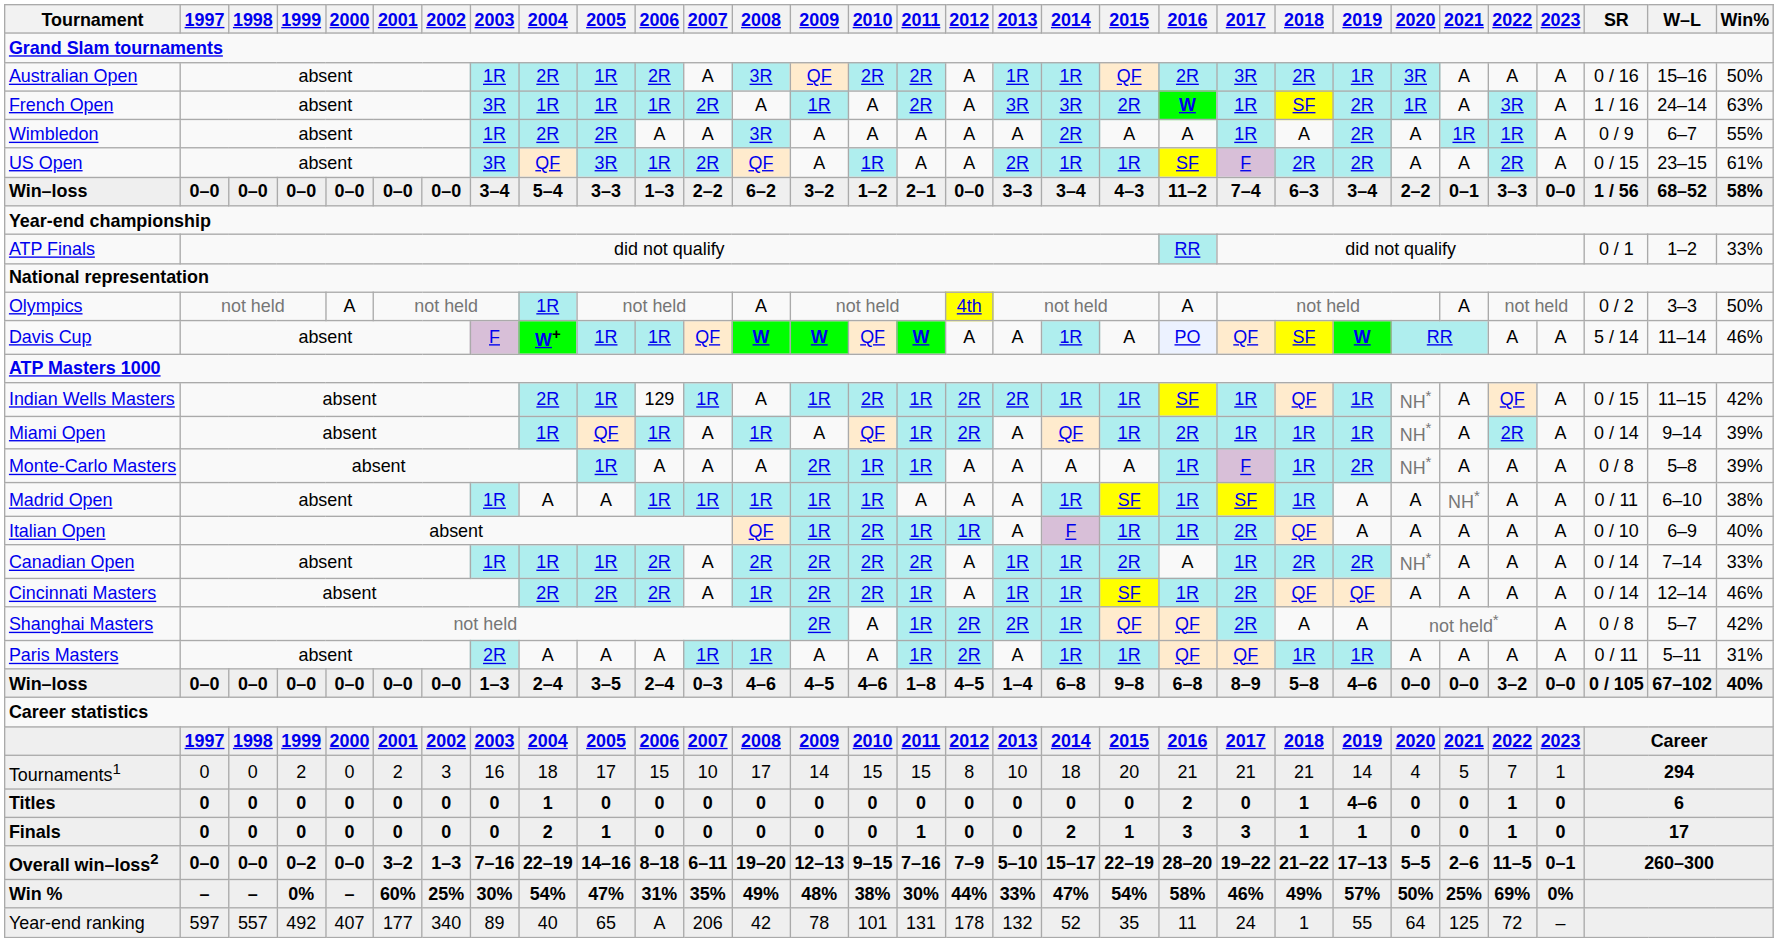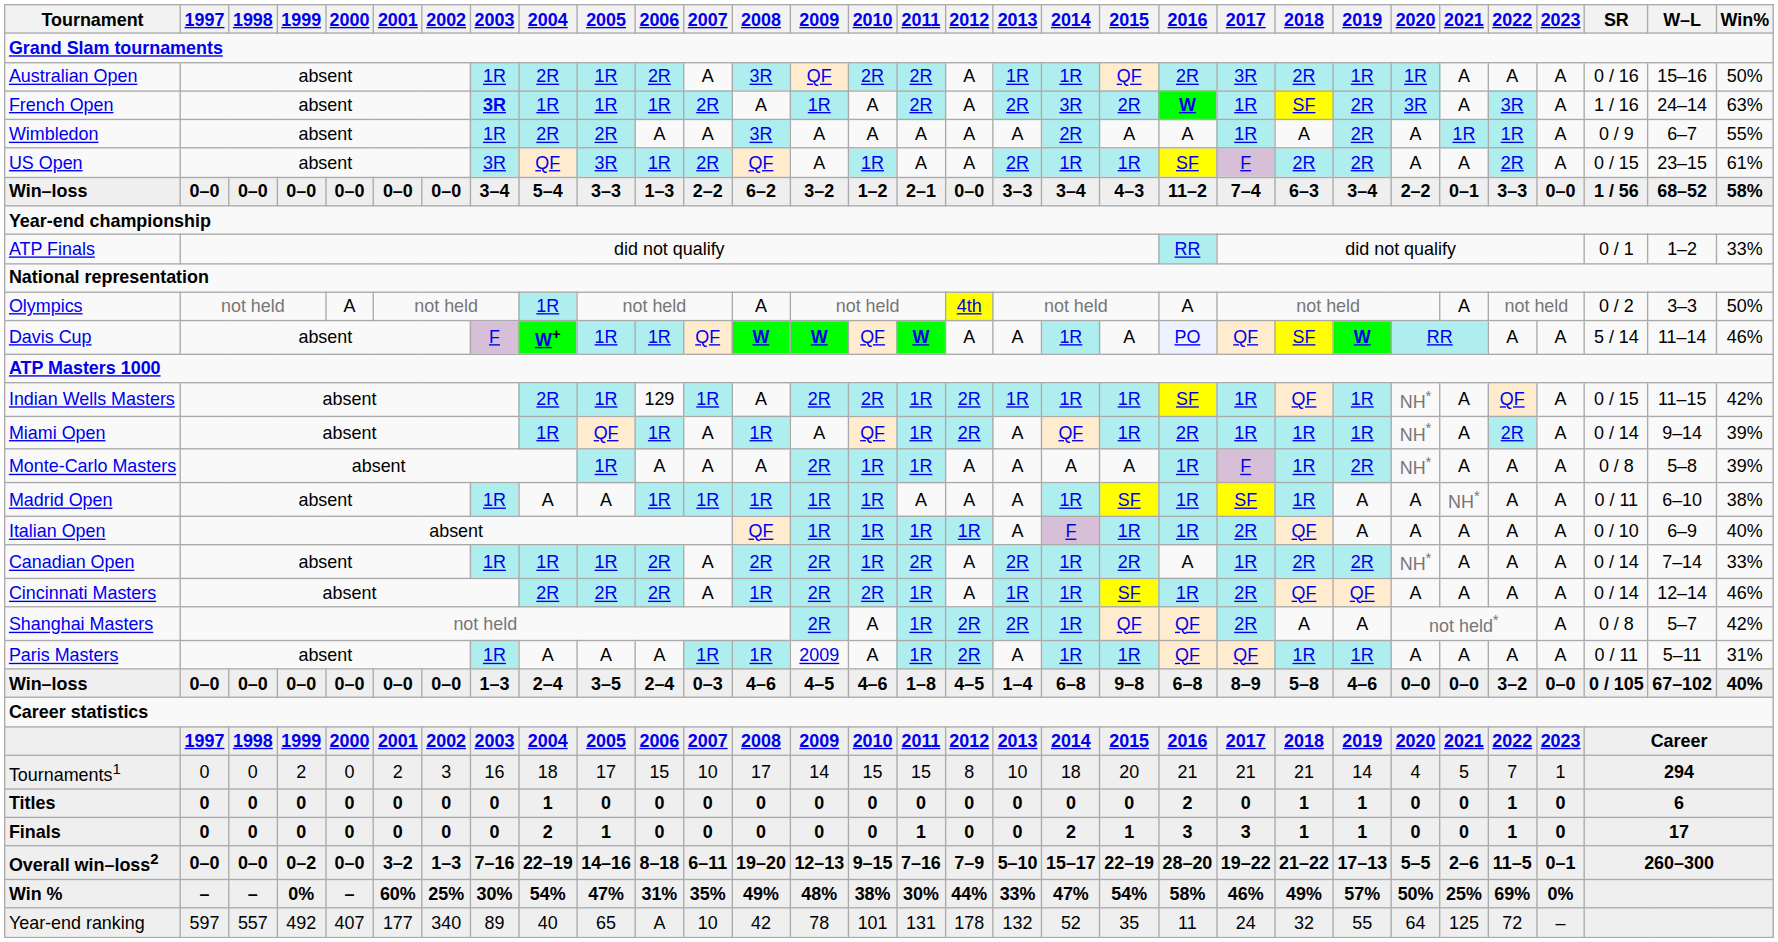(1416, 77) 3R -> (1416, 77) 1R
(494, 105) normal -> (494, 105) bold
(1018, 105) 3R -> (1018, 105) 2R
(1416, 105) 1R -> (1416, 105) 3R
(819, 400) 1R -> (819, 400) 2R
(1018, 400) 2R -> (1018, 400) 1R
(873, 531) 2R -> (873, 531) 1R
(873, 562) 2R -> (873, 562) 1R
(1018, 562) 1R -> (1018, 562) 2R
(494, 655) 2R -> (494, 655) 1R
(819, 655) A -> (819, 655) 2009
(1362, 803) 4–6 -> (1362, 803) 1
(708, 923) 206 -> (708, 923) 10
(1304, 923) 1 -> (1304, 923) 32
